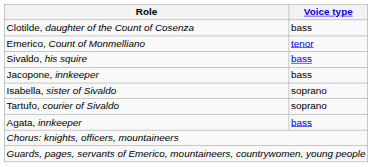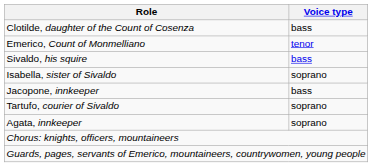rows swapped: (61, 91) <-> (53, 75)
(301, 122) bass -> (309, 122) soprano
